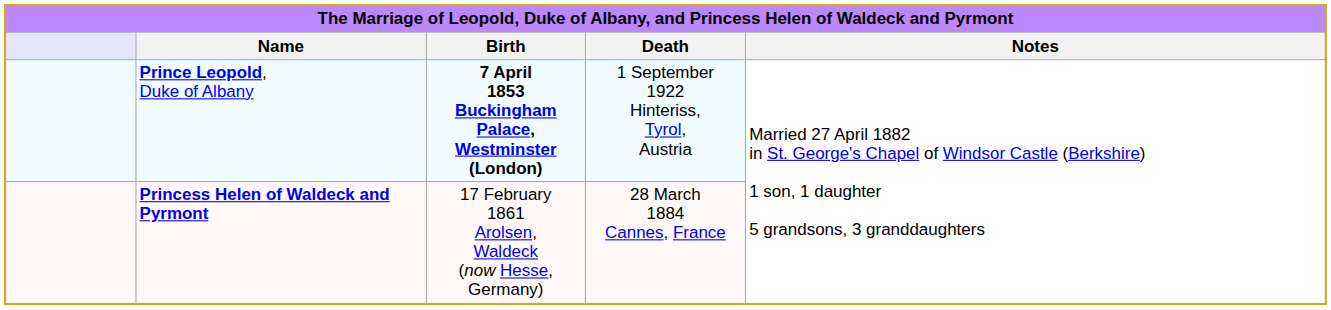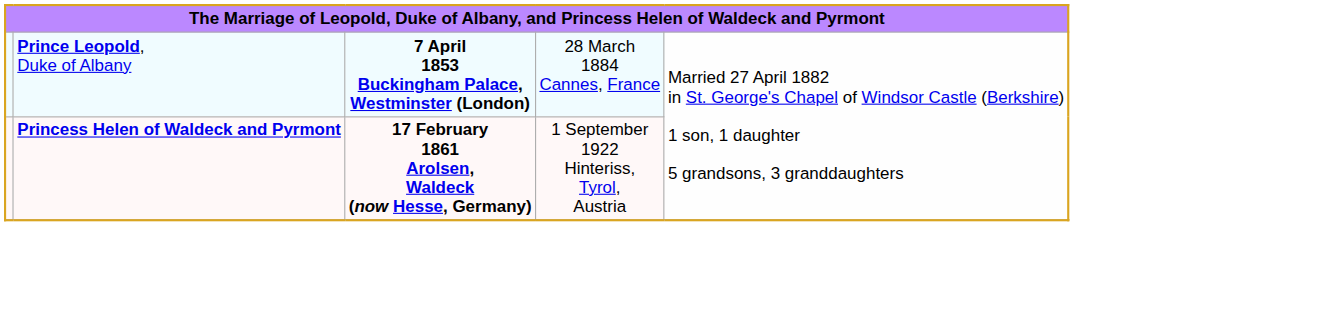- row: (281, 45)
(665, 110) 1 September 1922 Hinteriss, Tyrol, Austria -> (600, 64) 28 March 1884 Cannes, France
(506, 242) normal -> (440, 168) bold
(665, 214) 28 March 1884 Cannes, France -> (600, 168) 1 September 1922 Hinteriss, Tyrol, Austria
